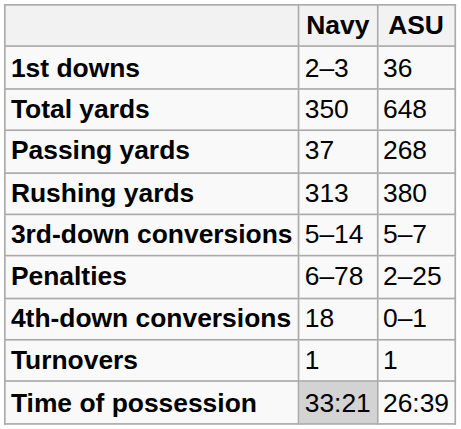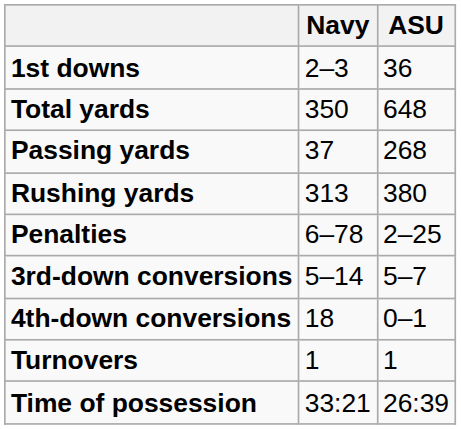rows swapped: (69, 276) <-> (152, 234)
(338, 402) lightgrey background -> (338, 402) no background
